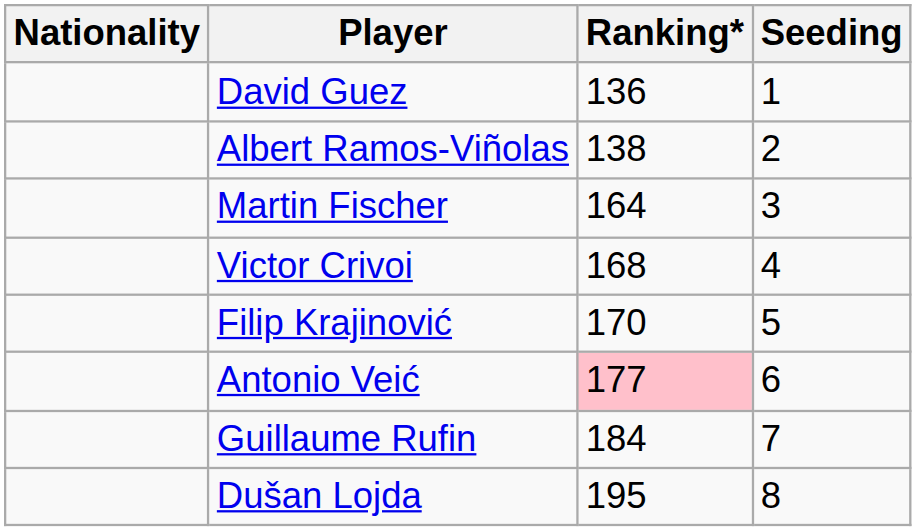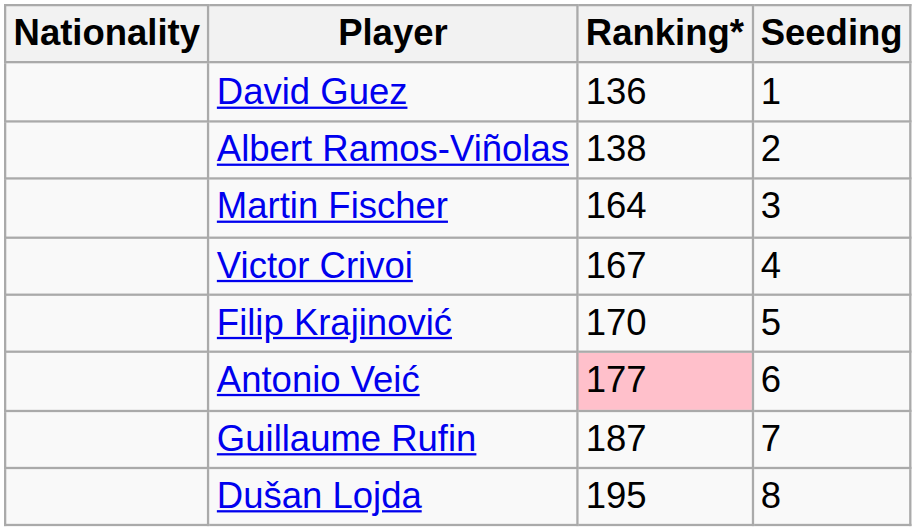(616, 264) 168 -> (616, 264) 167
(616, 438) 184 -> (616, 438) 187
